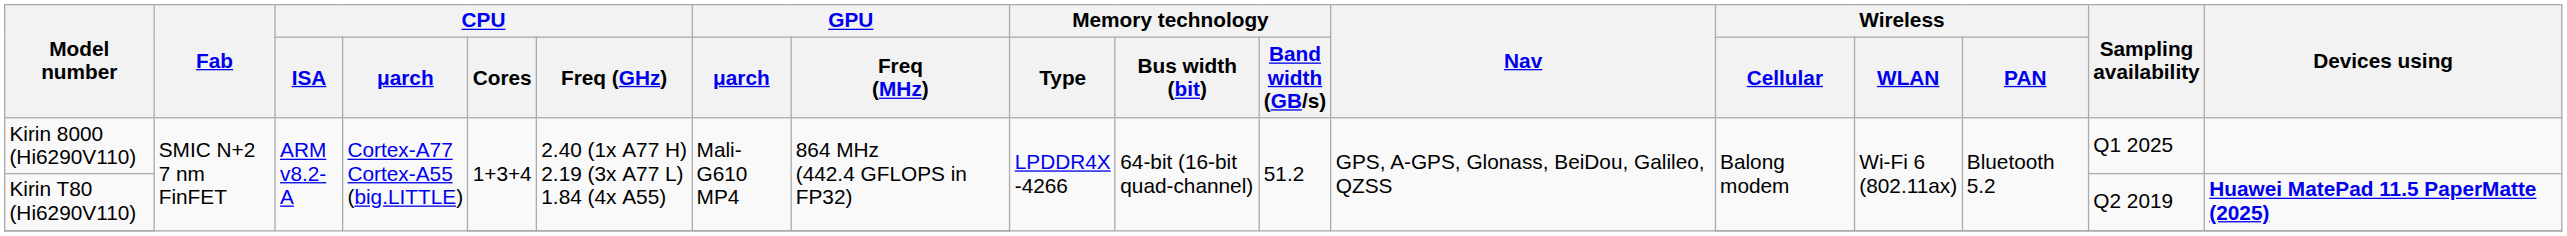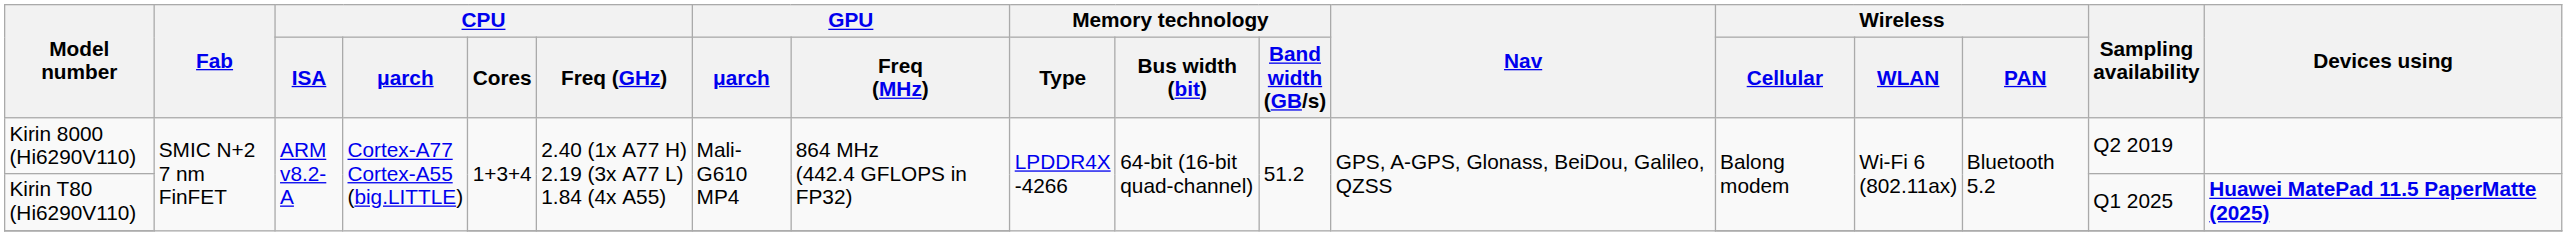(2133, 145) Q1 2025 -> (2133, 145) Q2 2019
(2133, 201) Q2 2019 -> (2133, 201) Q1 2025
